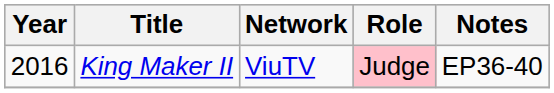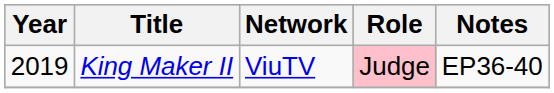(40, 66) 2016 -> (40, 66) 2019
